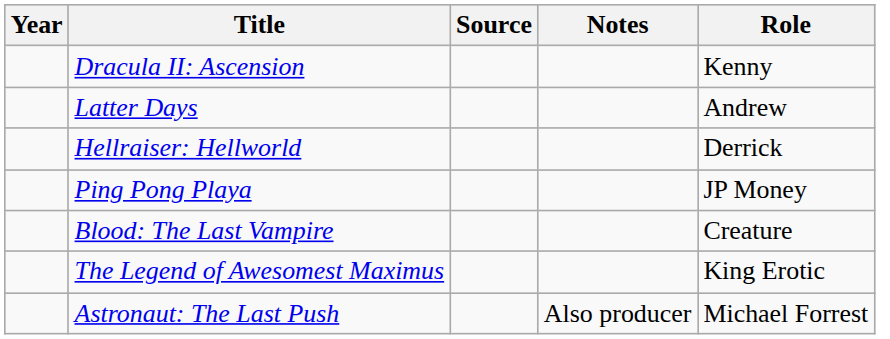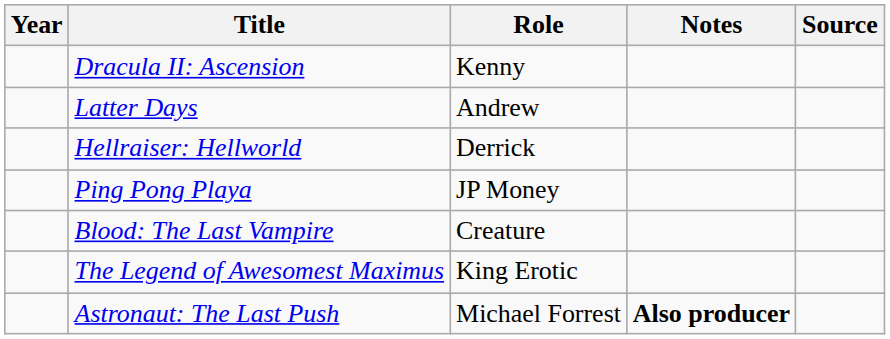columns swapped: (786, 25) <-> (494, 25)
(618, 312) normal -> (711, 312) bold
